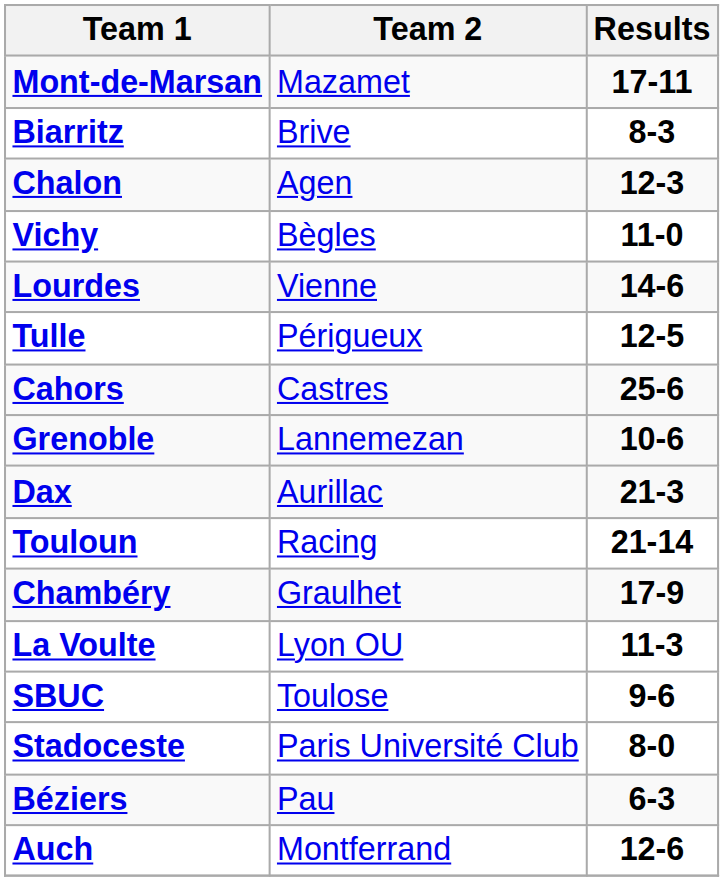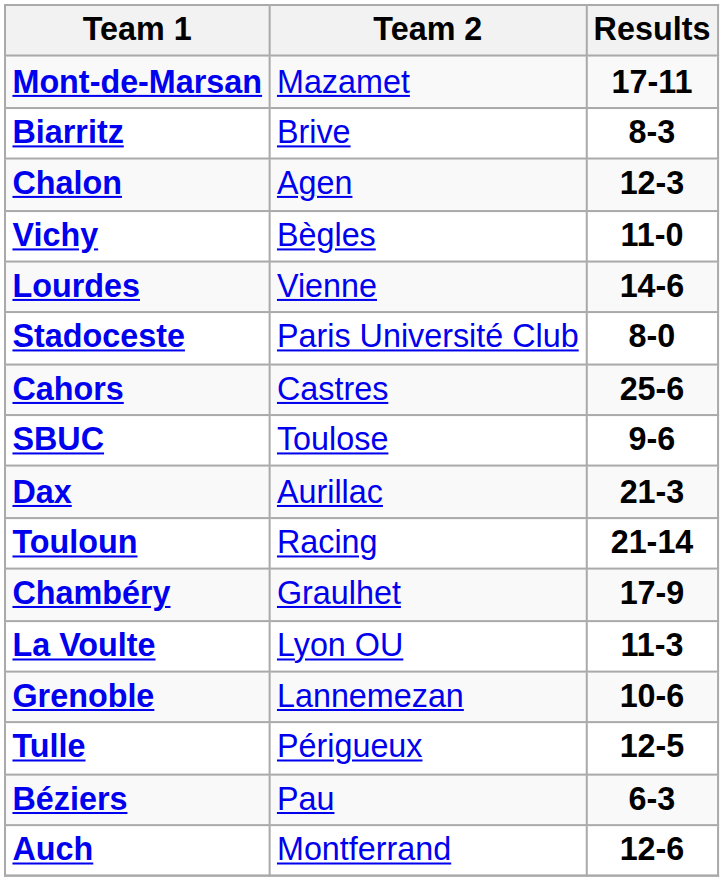rows swapped: (99, 747) <-> (49, 337)
rows swapped: (58, 696) <-> (83, 440)
